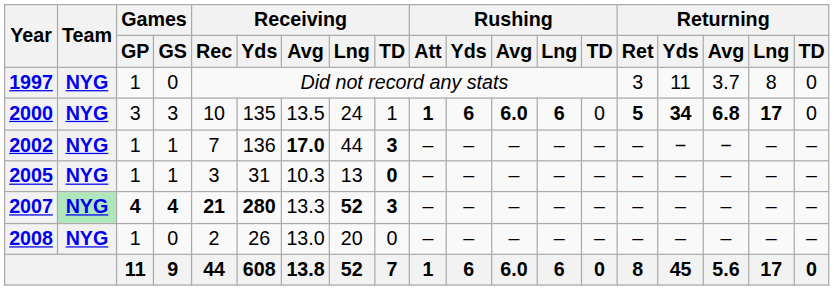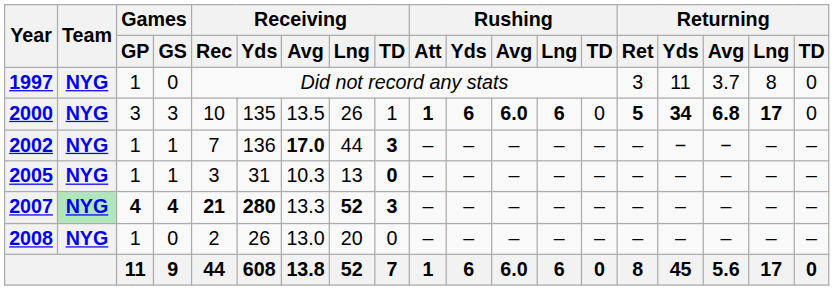(352, 113) 24 -> (352, 113) 26
